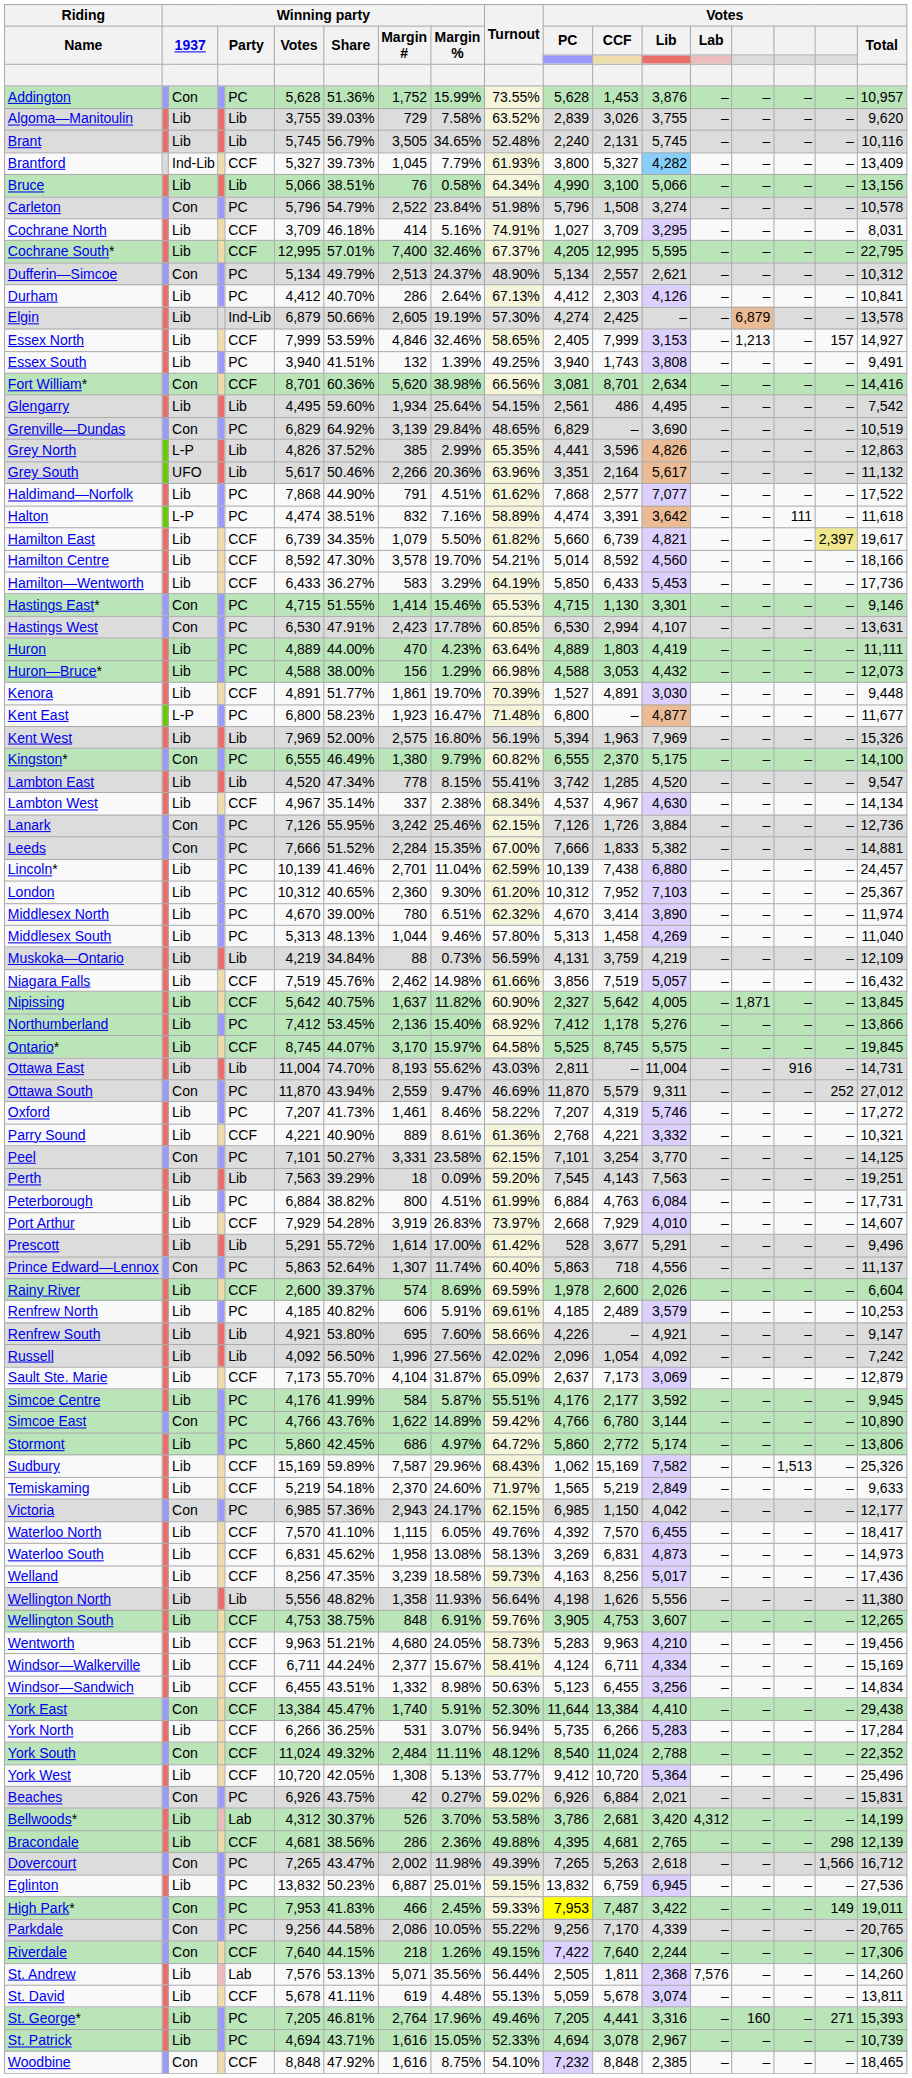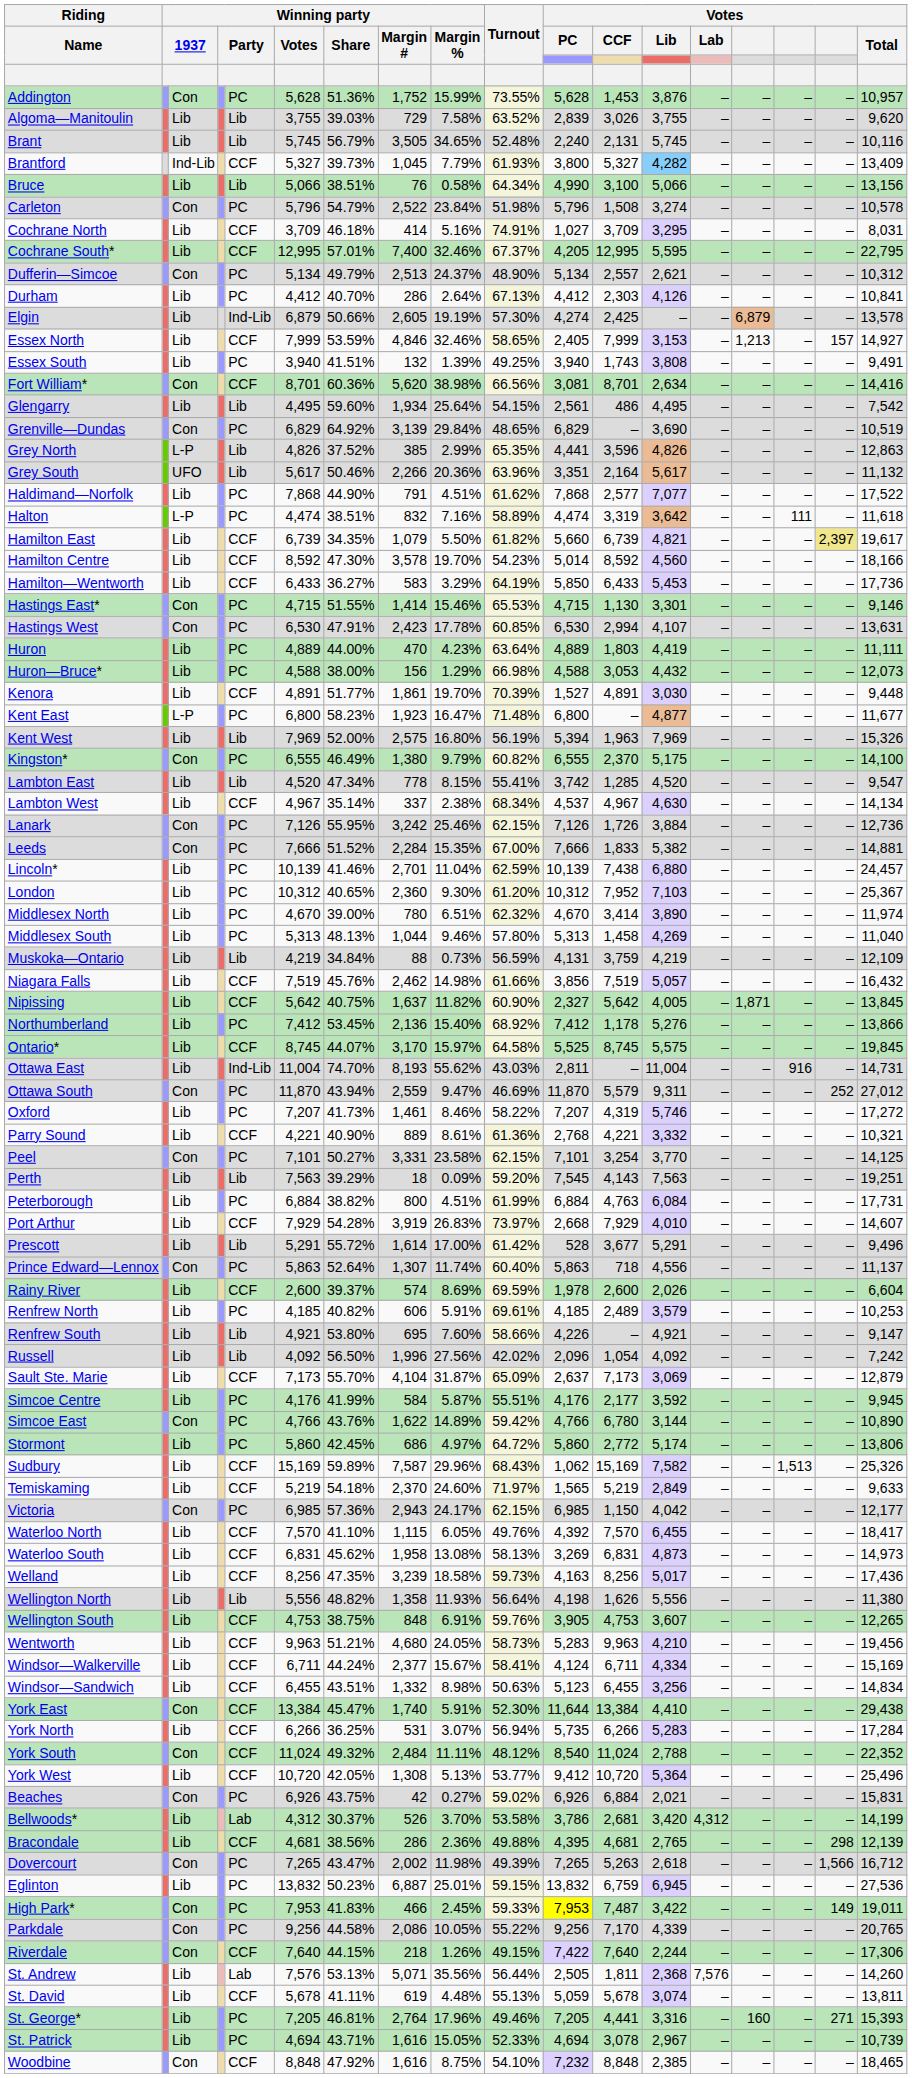(621, 516) 3,391 -> (621, 516) 3,319
(516, 561) 54.21% -> (516, 561) 54.23%
(238, 1068) Lib -> (250, 1068) Ind-Lib
